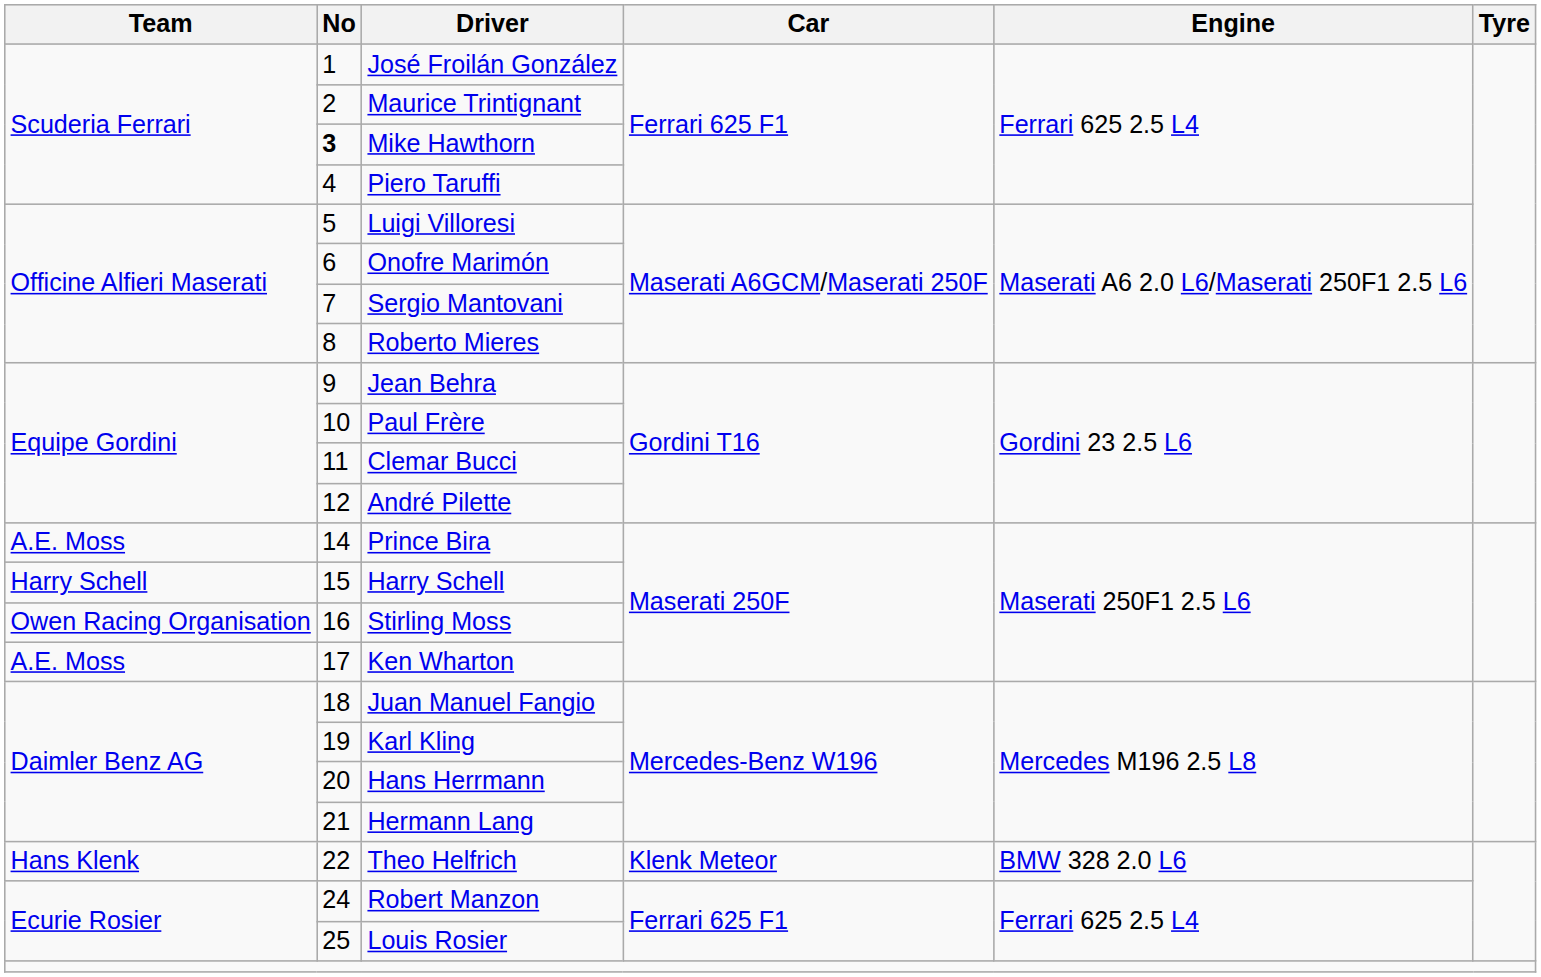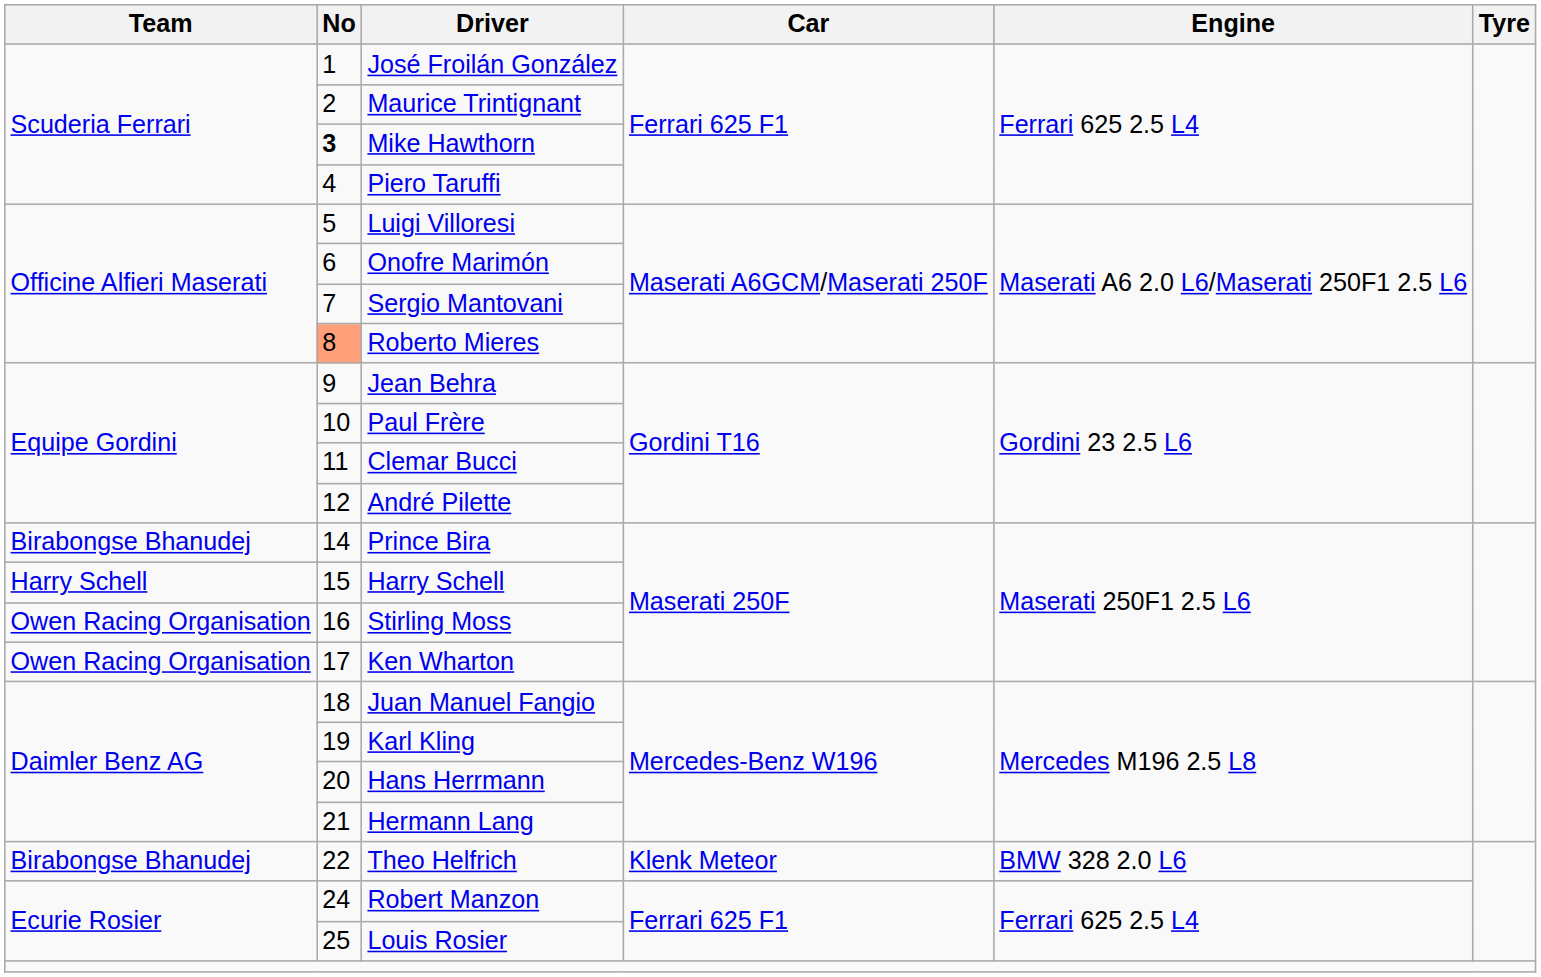(329, 343) no background -> (329, 343) lightsalmon background
(68, 542) A.E. Moss -> (131, 542) Birabongse Bhanudej
(68, 661) A.E. Moss -> (161, 661) Owen Racing Organisation
(75, 861) Hans Klenk -> (131, 861) Birabongse Bhanudej
